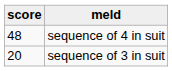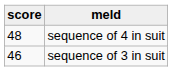(14, 56) 20 -> (14, 56) 46
